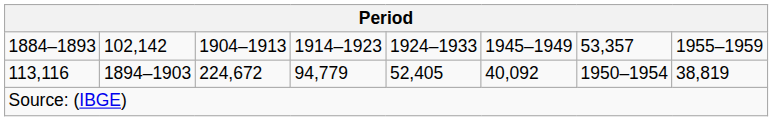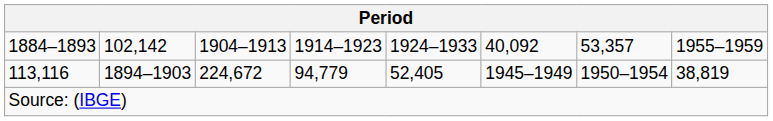(529, 45) 1945–1949 -> (512, 45) 40,092
(512, 73) 40,092 -> (529, 73) 1945–1949
